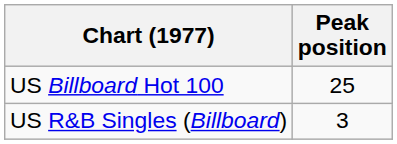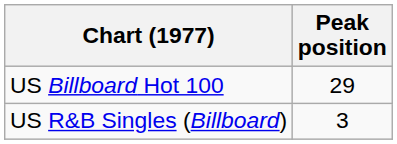(342, 84) 25 -> (342, 84) 29
